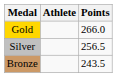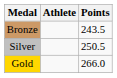rows swapped: (22, 30) <-> (22, 64)
(93, 47) 256.5 -> (93, 47) 250.5
